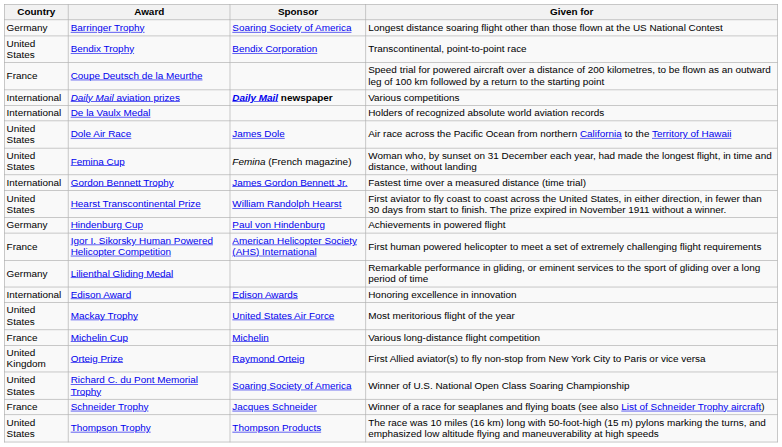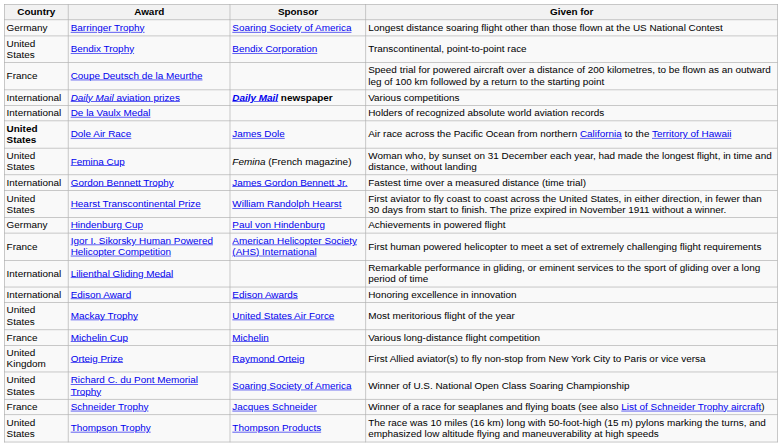(21, 134) normal -> (22, 134) bold
(27, 273) Germany -> (34, 273) International
